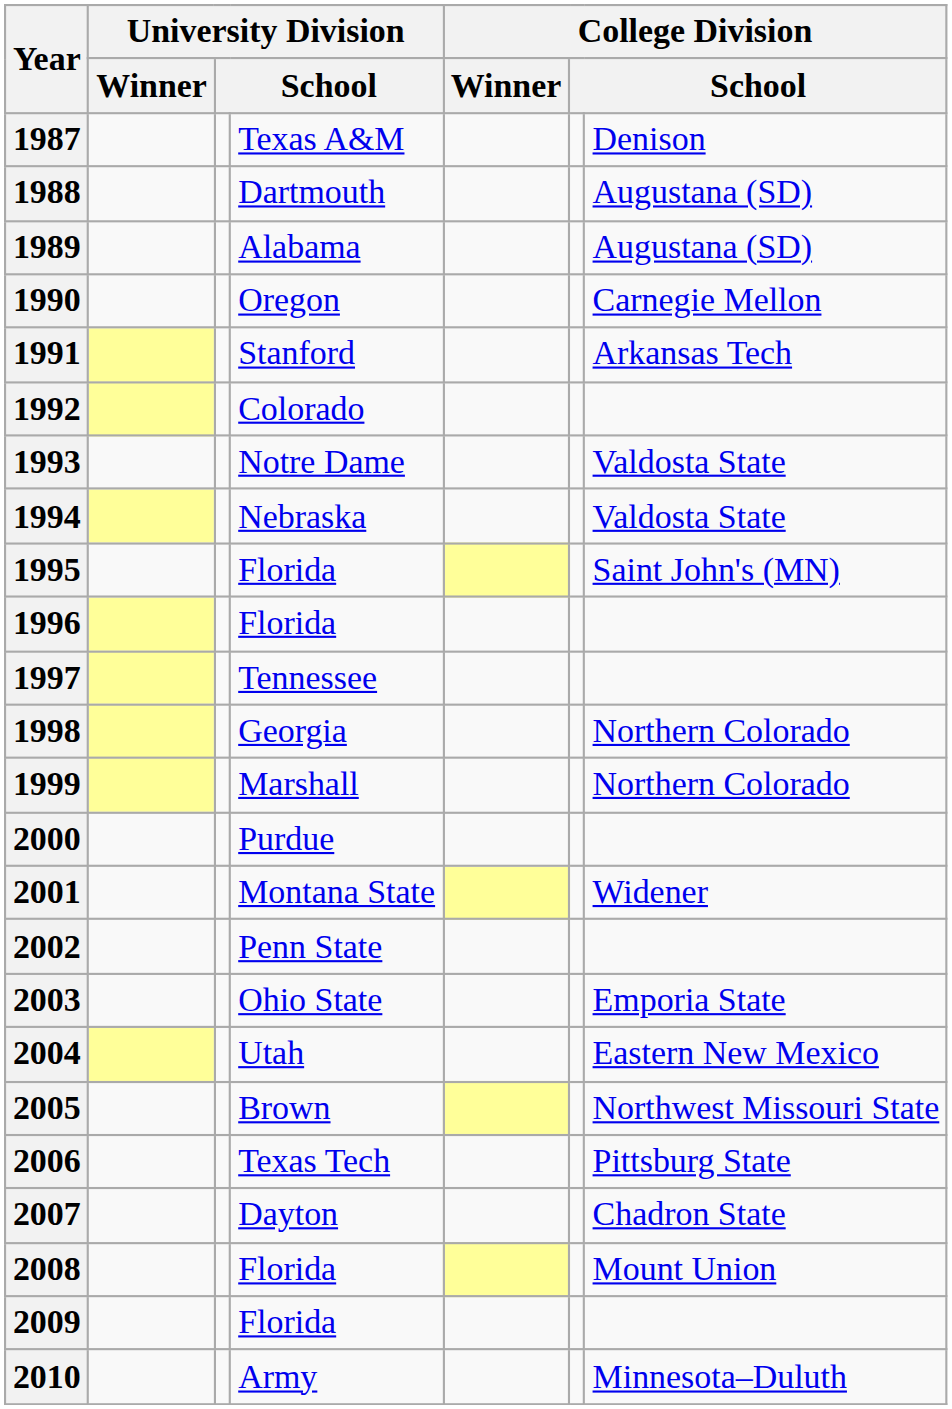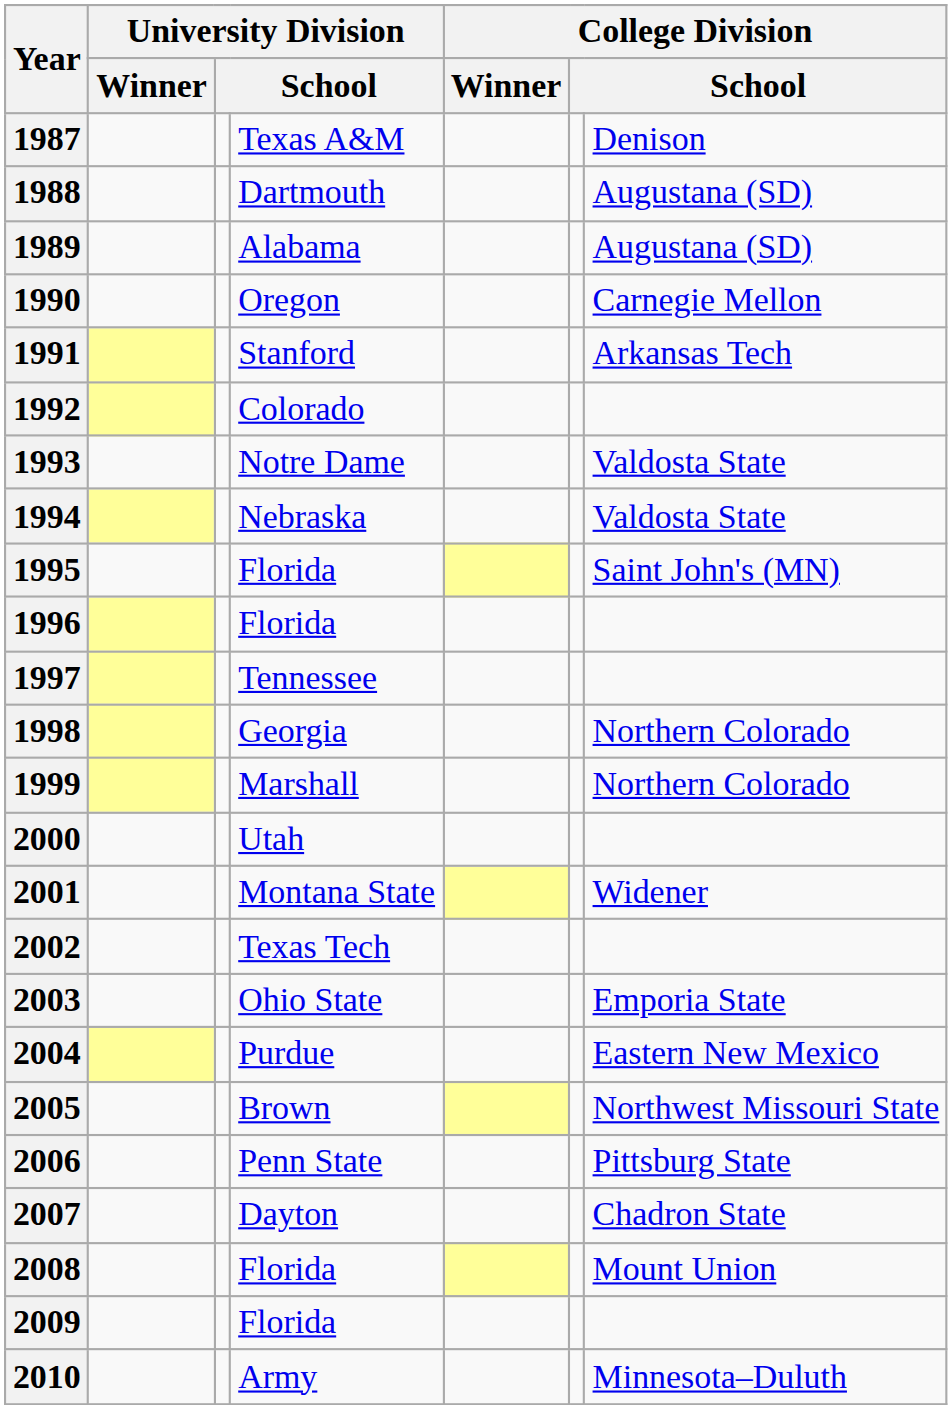(286, 838) Purdue -> (271, 838) Utah
(310, 945) Penn State -> (314, 945) Texas Tech
(271, 1053) Utah -> (286, 1053) Purdue
(314, 1161) Texas Tech -> (310, 1161) Penn State
